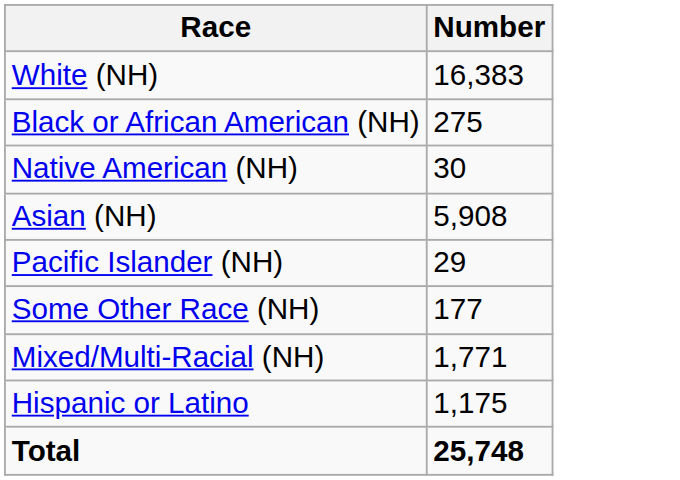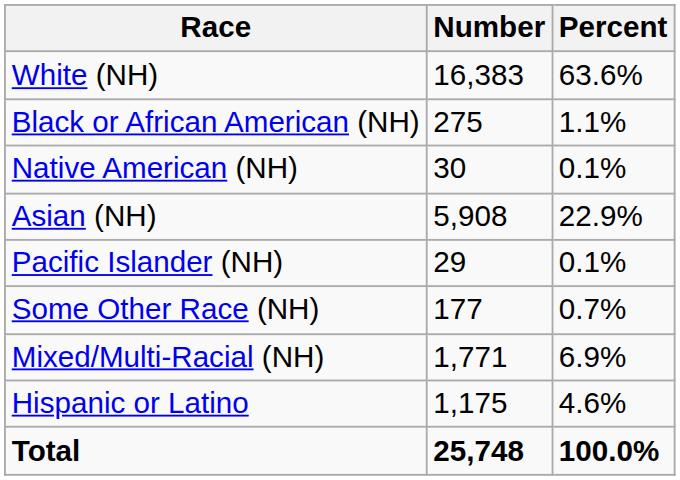+ column: (613, 27)
